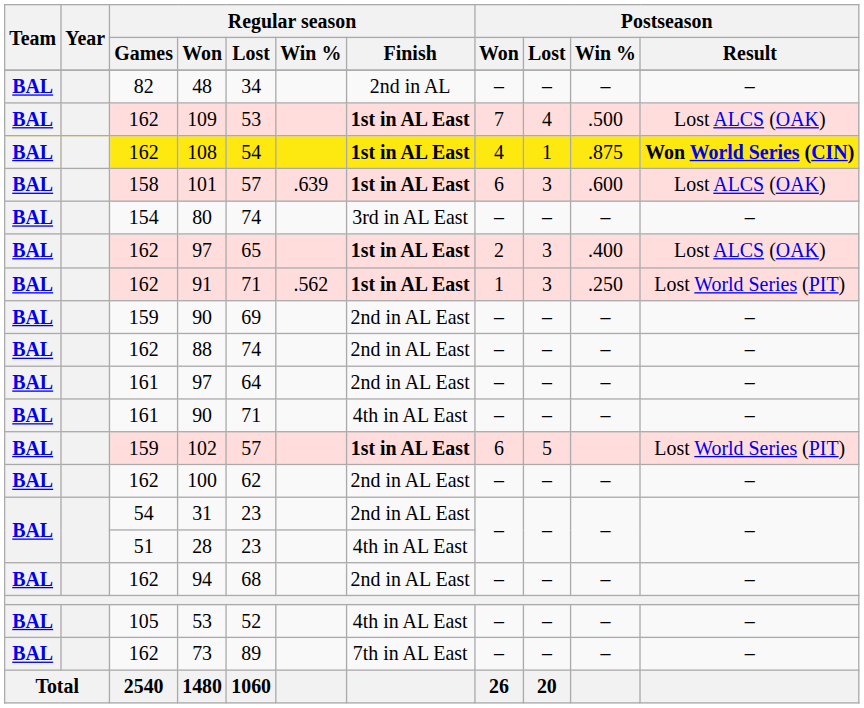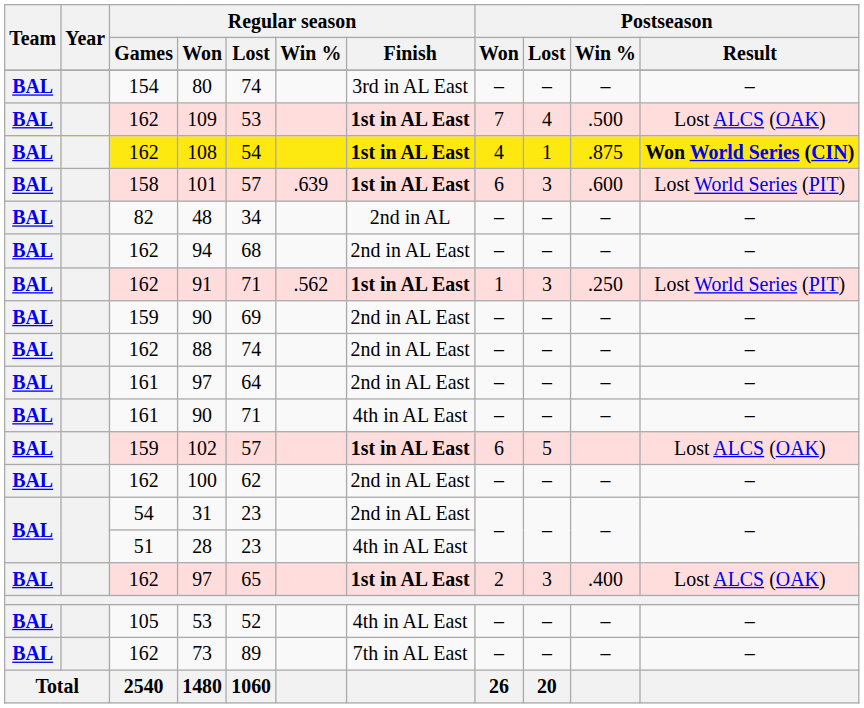rows swapped: (144, 86) <-> (144, 218)
(750, 185) Lost ALCS (OAK) -> (750, 185) Lost World Series (PIT)
rows swapped: (144, 250) <-> (144, 579)
(750, 447) Lost World Series (PIT) -> (750, 447) Lost ALCS (OAK)
